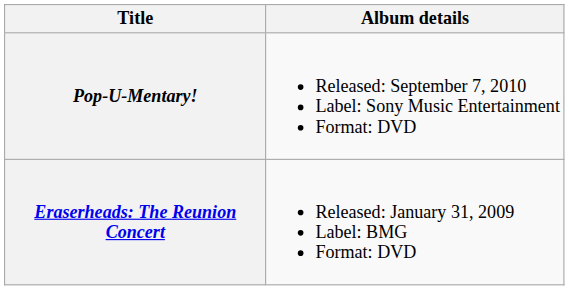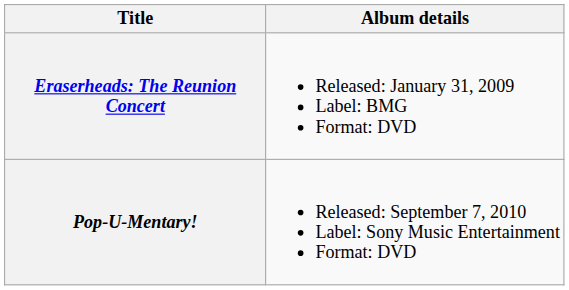rows swapped: (135, 221) <-> (135, 96)
